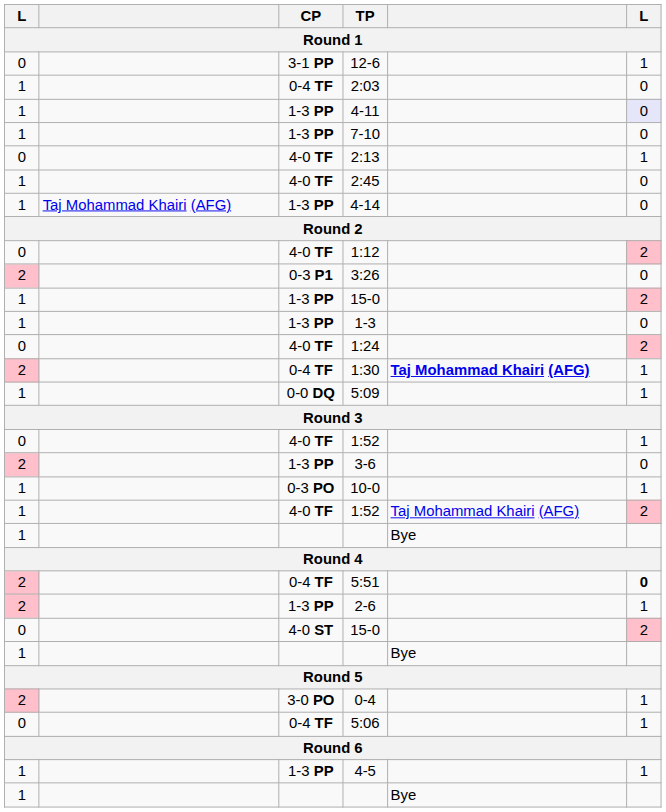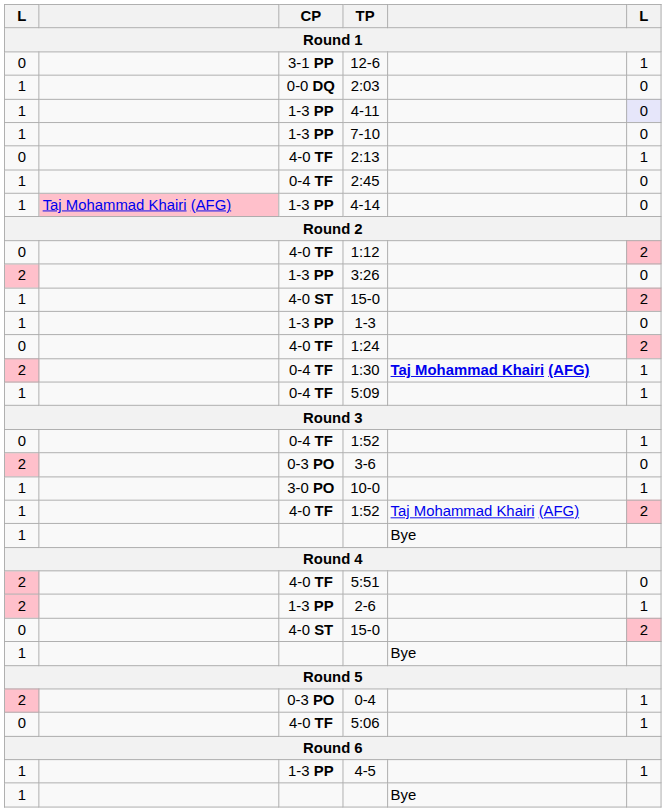(311, 87) 0-4 TF -> (311, 87) 0-0 DQ
(311, 181) 4-0 TF -> (311, 181) 0-4 TF
(137, 205) no background -> (137, 205) pink background
(311, 275) 0-3 P1 -> (311, 275) 1-3 PP
(311, 299) 1-3 PP -> (311, 299) 4-0 ST
(311, 393) 0-0 DQ -> (311, 393) 0-4 TF
(311, 441) 4-0 TF -> (311, 441) 0-4 TF
(311, 464) 1-3 PP -> (311, 464) 0-3 PO
(311, 488) 0-3 PO -> (311, 488) 3-0 PO
(311, 582) 0-4 TF -> (311, 582) 4-0 TF
(644, 582) bold -> (644, 582) normal
(311, 700) 3-0 PO -> (311, 700) 0-3 PO
(311, 724) 0-4 TF -> (311, 724) 4-0 TF
